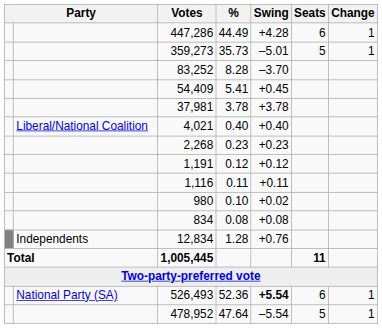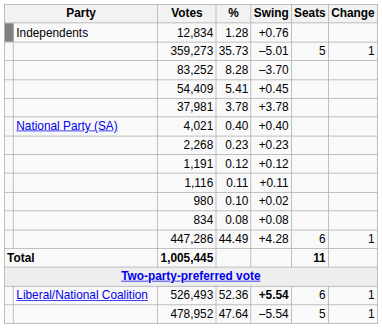rows swapped: (192, 32) <-> (195, 239)
(82, 126) Liberal/National Coalition -> (67, 126) National Party (SA)
(67, 295) National Party (SA) -> (82, 295) Liberal/National Coalition
